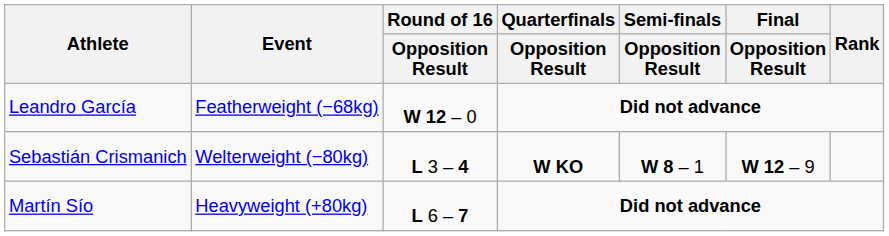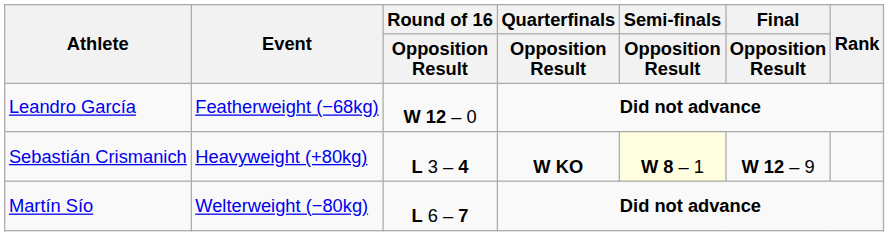(282, 157) Welterweight (−80kg) -> (281, 157) Heavyweight (+80kg)
(672, 167) no background -> (672, 167) lightyellow background
(281, 206) Heavyweight (+80kg) -> (282, 206) Welterweight (−80kg)
